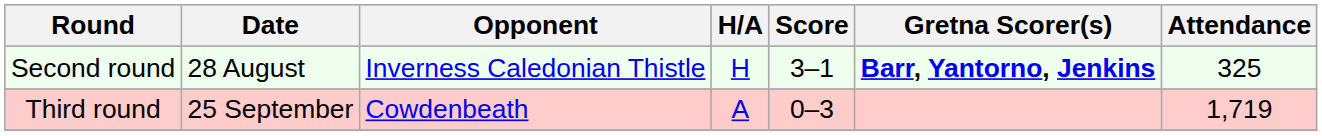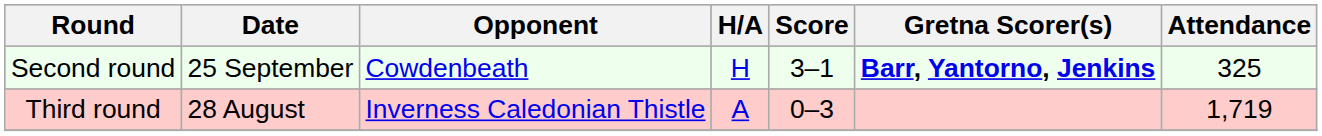(246, 67) 28 August -> (270, 67) 25 September
(535, 67) Inverness Caledonian Thistle -> (447, 67) Cowdenbeath
(270, 109) 25 September -> (246, 109) 28 August
(447, 109) Cowdenbeath -> (535, 109) Inverness Caledonian Thistle
